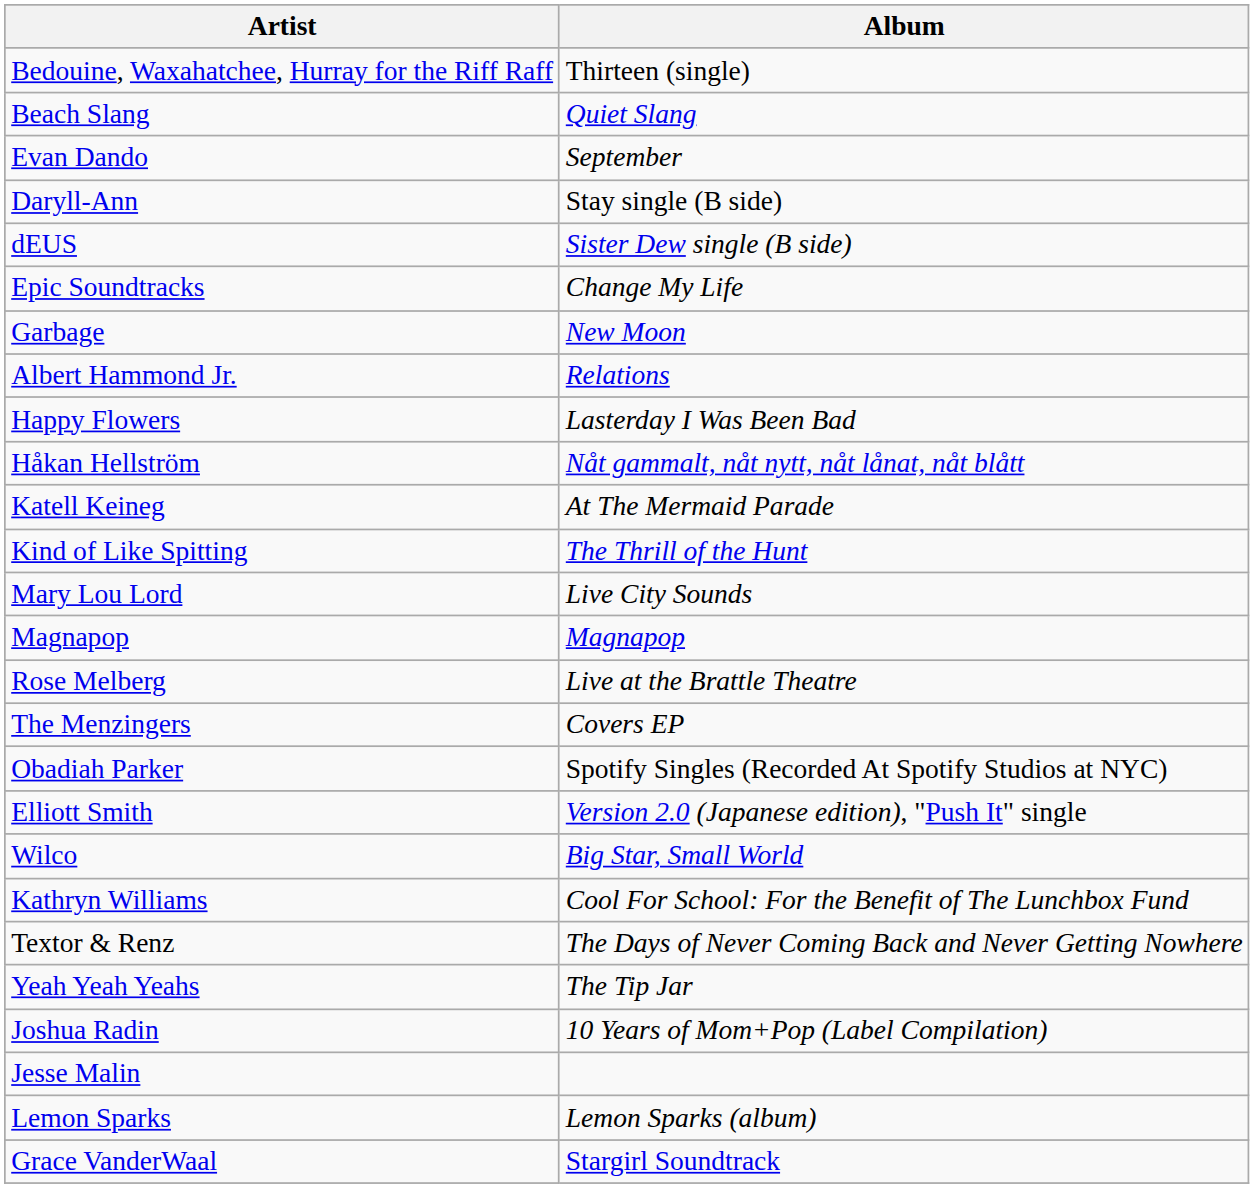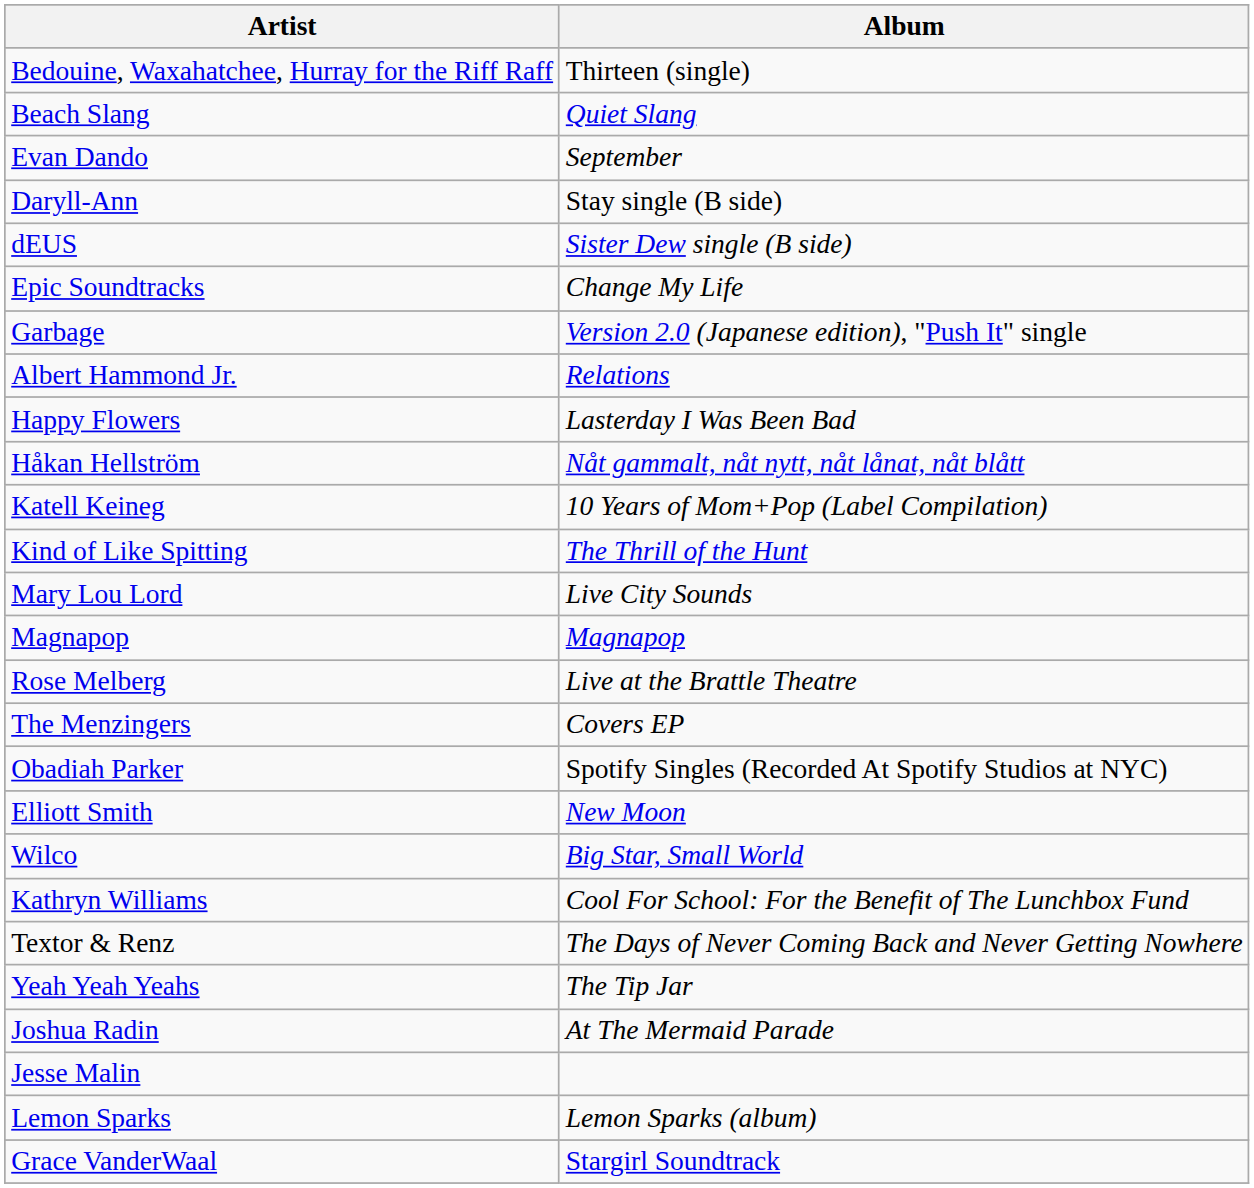(626, 331) New Moon -> (826, 331) Version 2.0 (Japanese edition), "Push It" single
(700, 506) At The Mermaid Parade -> (807, 506) 10 Years of Mom+Pop (Label Compilation)
(826, 811) Version 2.0 (Japanese edition), "Push It" single -> (626, 811) New Moon
(807, 1030) 10 Years of Mom+Pop (Label Compilation) -> (700, 1030) At The Mermaid Parade
